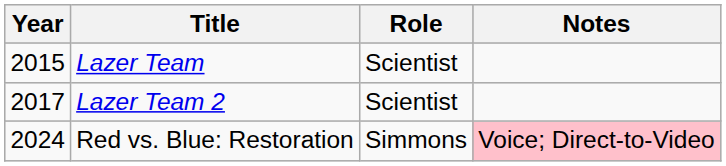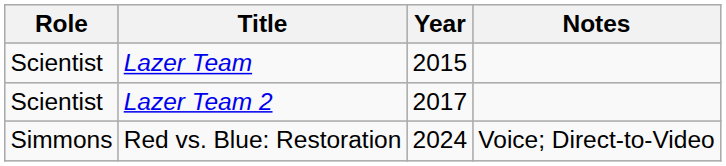columns swapped: (38, 23) <-> (416, 23)
(596, 140) pink background -> (596, 140) no background
